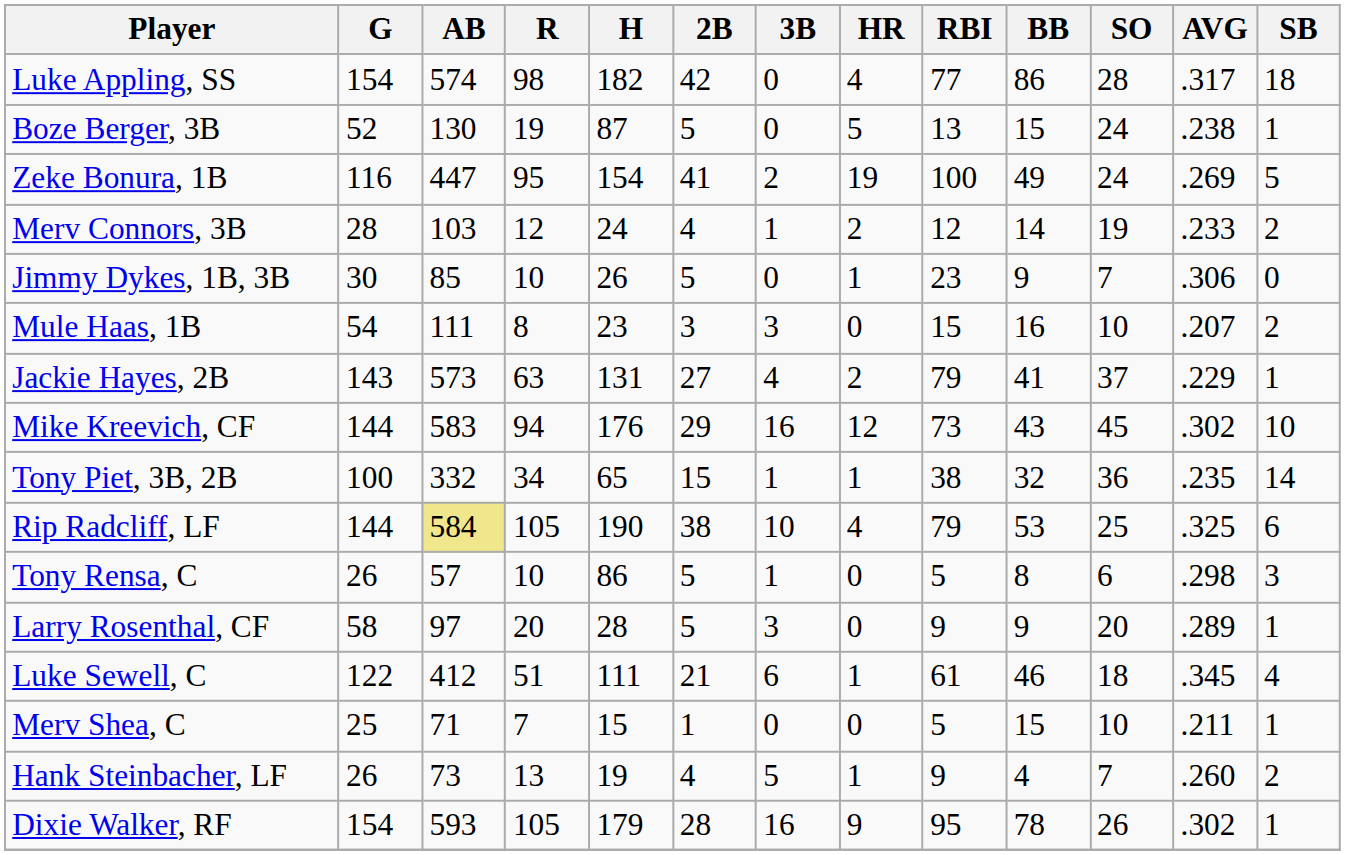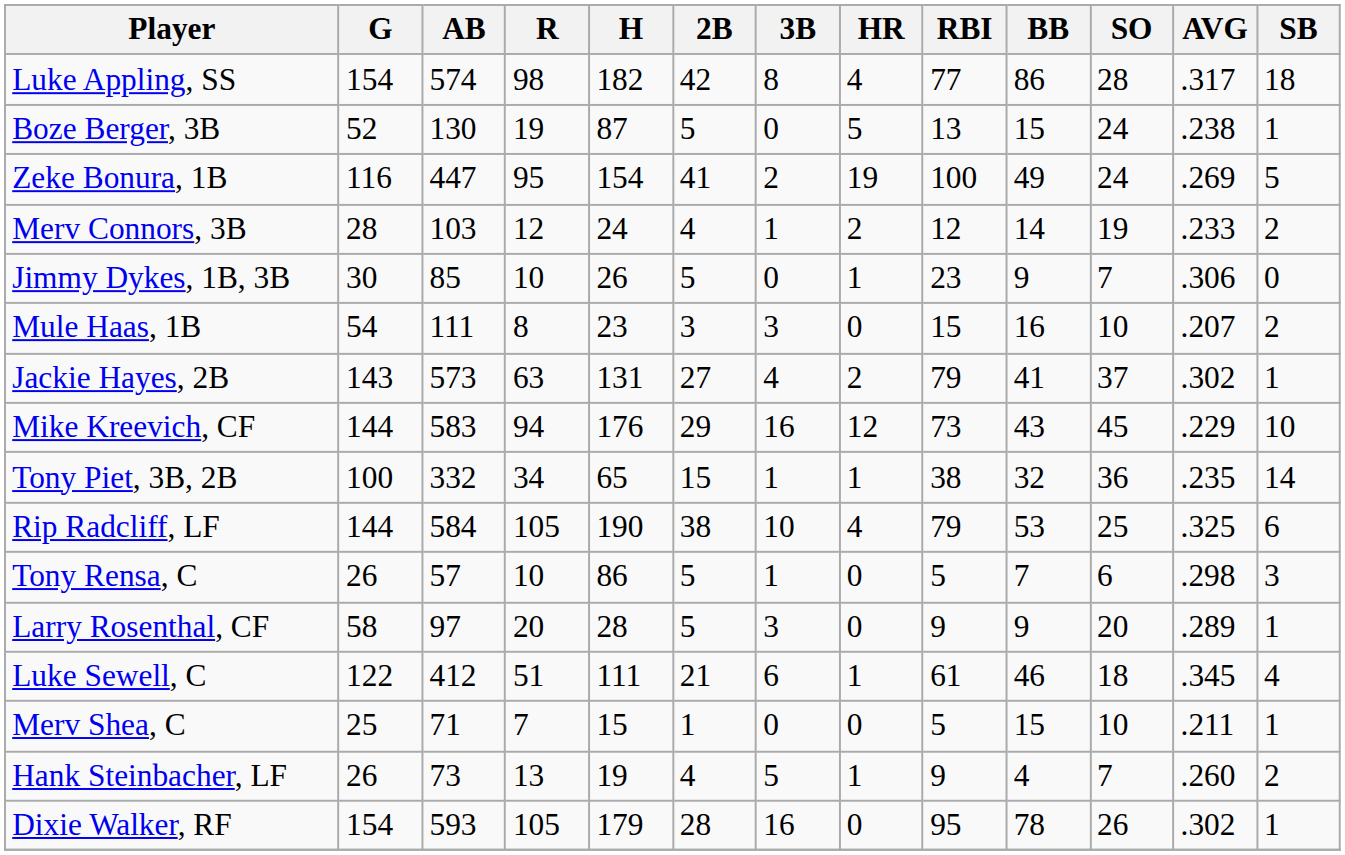(771, 79) 0 -> (771, 79) 8
(1208, 377) .229 -> (1208, 377) .302
(1208, 427) .302 -> (1208, 427) .229
(453, 526) khaki background -> (453, 526) no background
(1021, 576) 8 -> (1021, 576) 7
(855, 825) 9 -> (855, 825) 0
